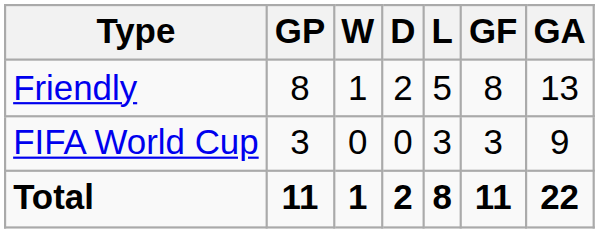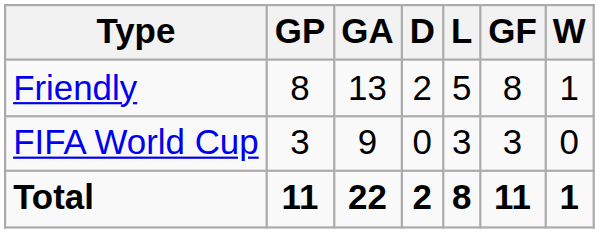columns swapped: (358, 32) <-> (560, 32)
